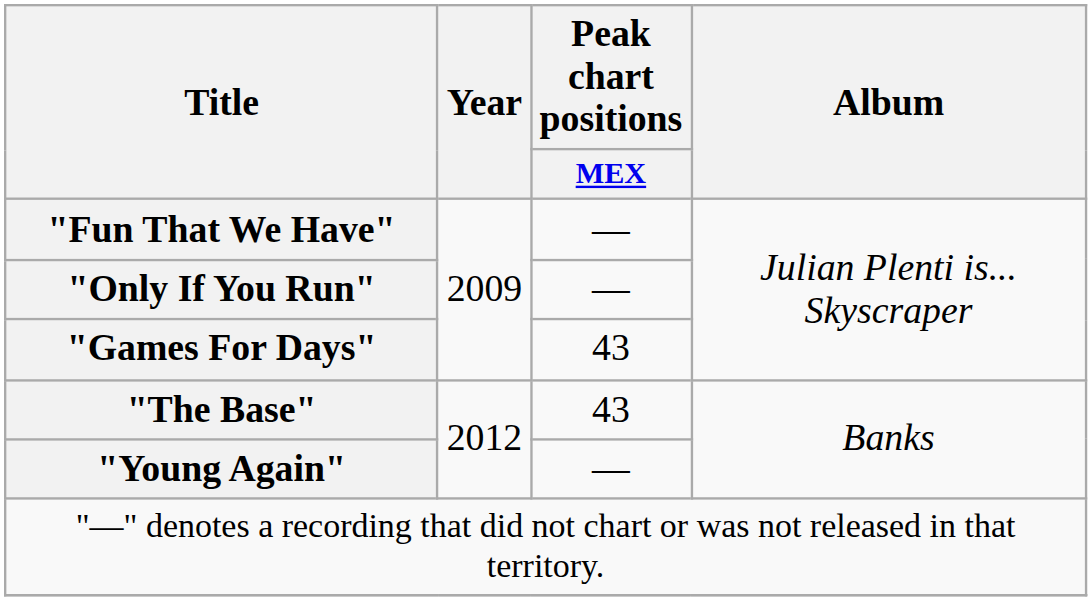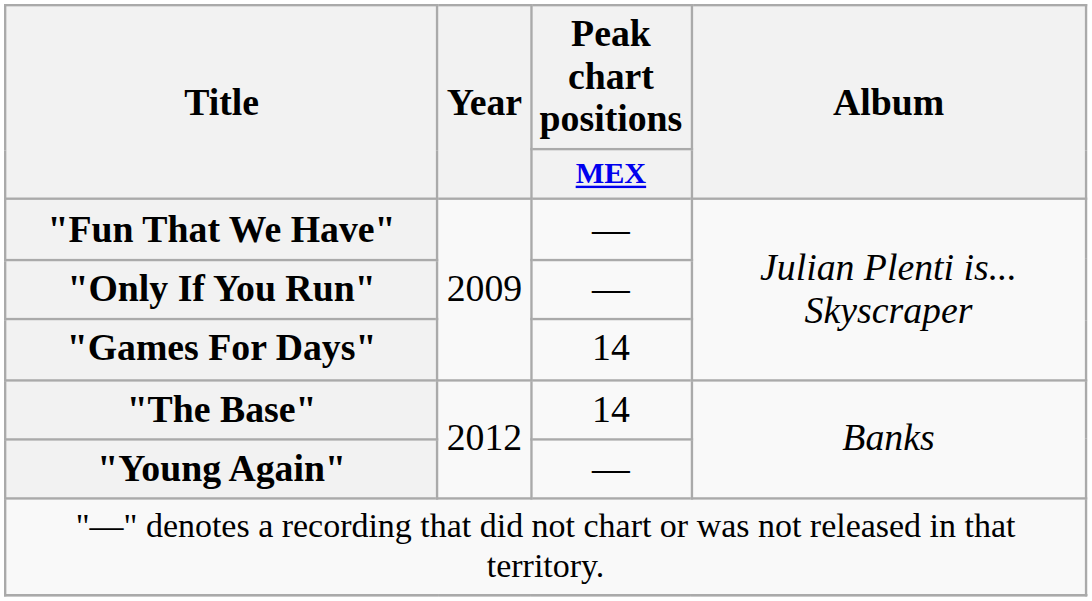(611, 348) 43 -> (611, 348) 14
(611, 408) 43 -> (611, 408) 14
